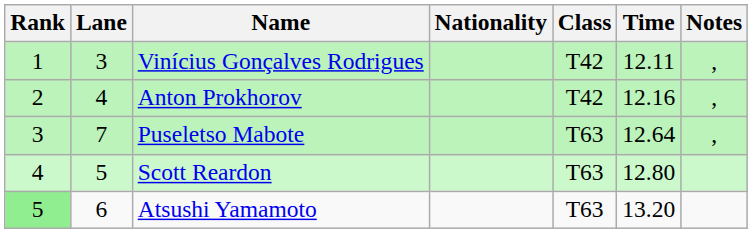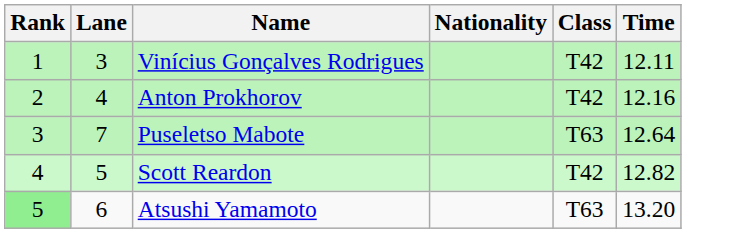- column: (714, 23)
(585, 172) T63 -> (585, 172) T42
(649, 172) 12.80 -> (649, 172) 12.82
